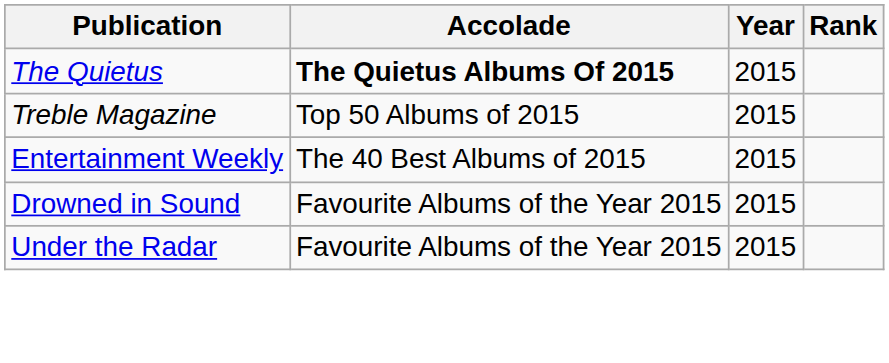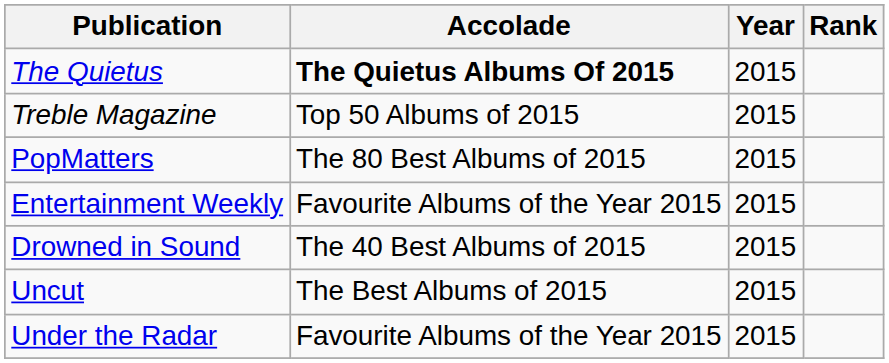+ row: (82, 159)
(471, 159) The 40 Best Albums of 2015 -> (509, 203) Favourite Albums of the Year 2015
(509, 203) Favourite Albums of the Year 2015 -> (471, 247) The 40 Best Albums of 2015
+ row: (48, 291)
